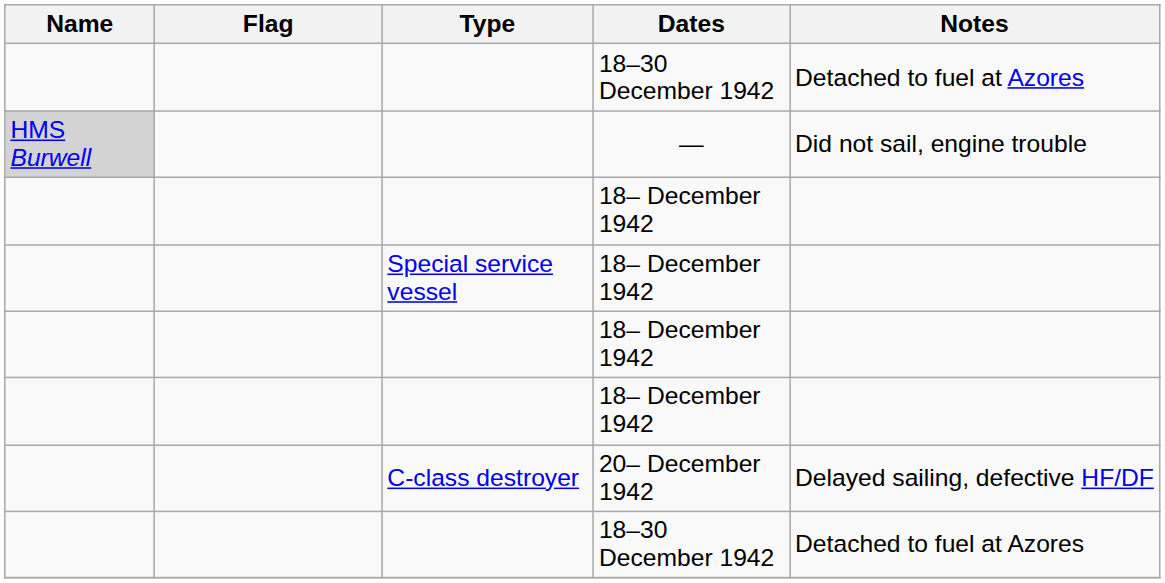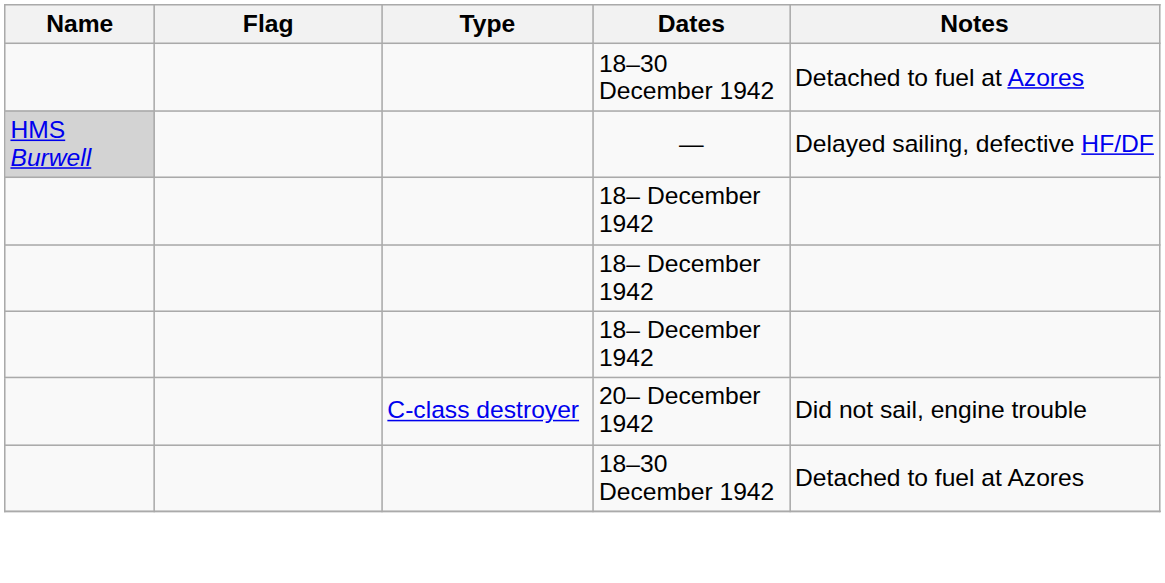(941, 143) Did not sail, engine trouble -> (974, 143) Delayed sailing, defective HF/DF
- row: (470, 277)
(974, 477) Delayed sailing, defective HF/DF -> (941, 410) Did not sail, engine trouble
